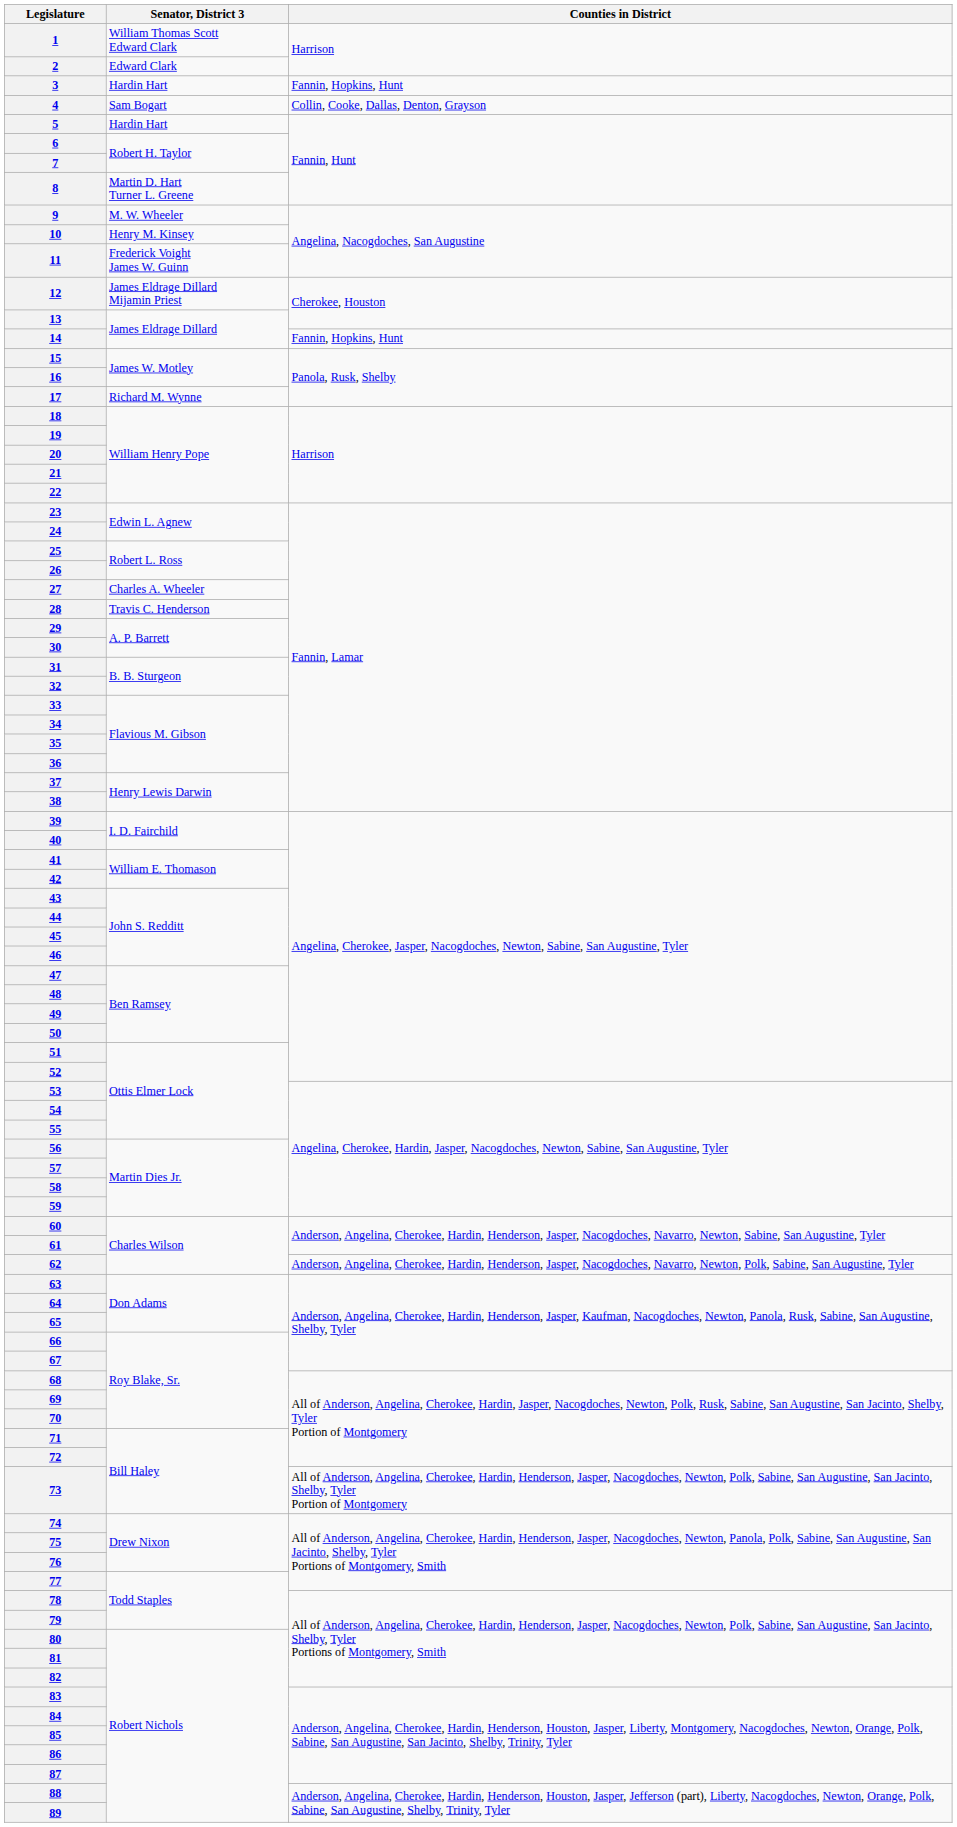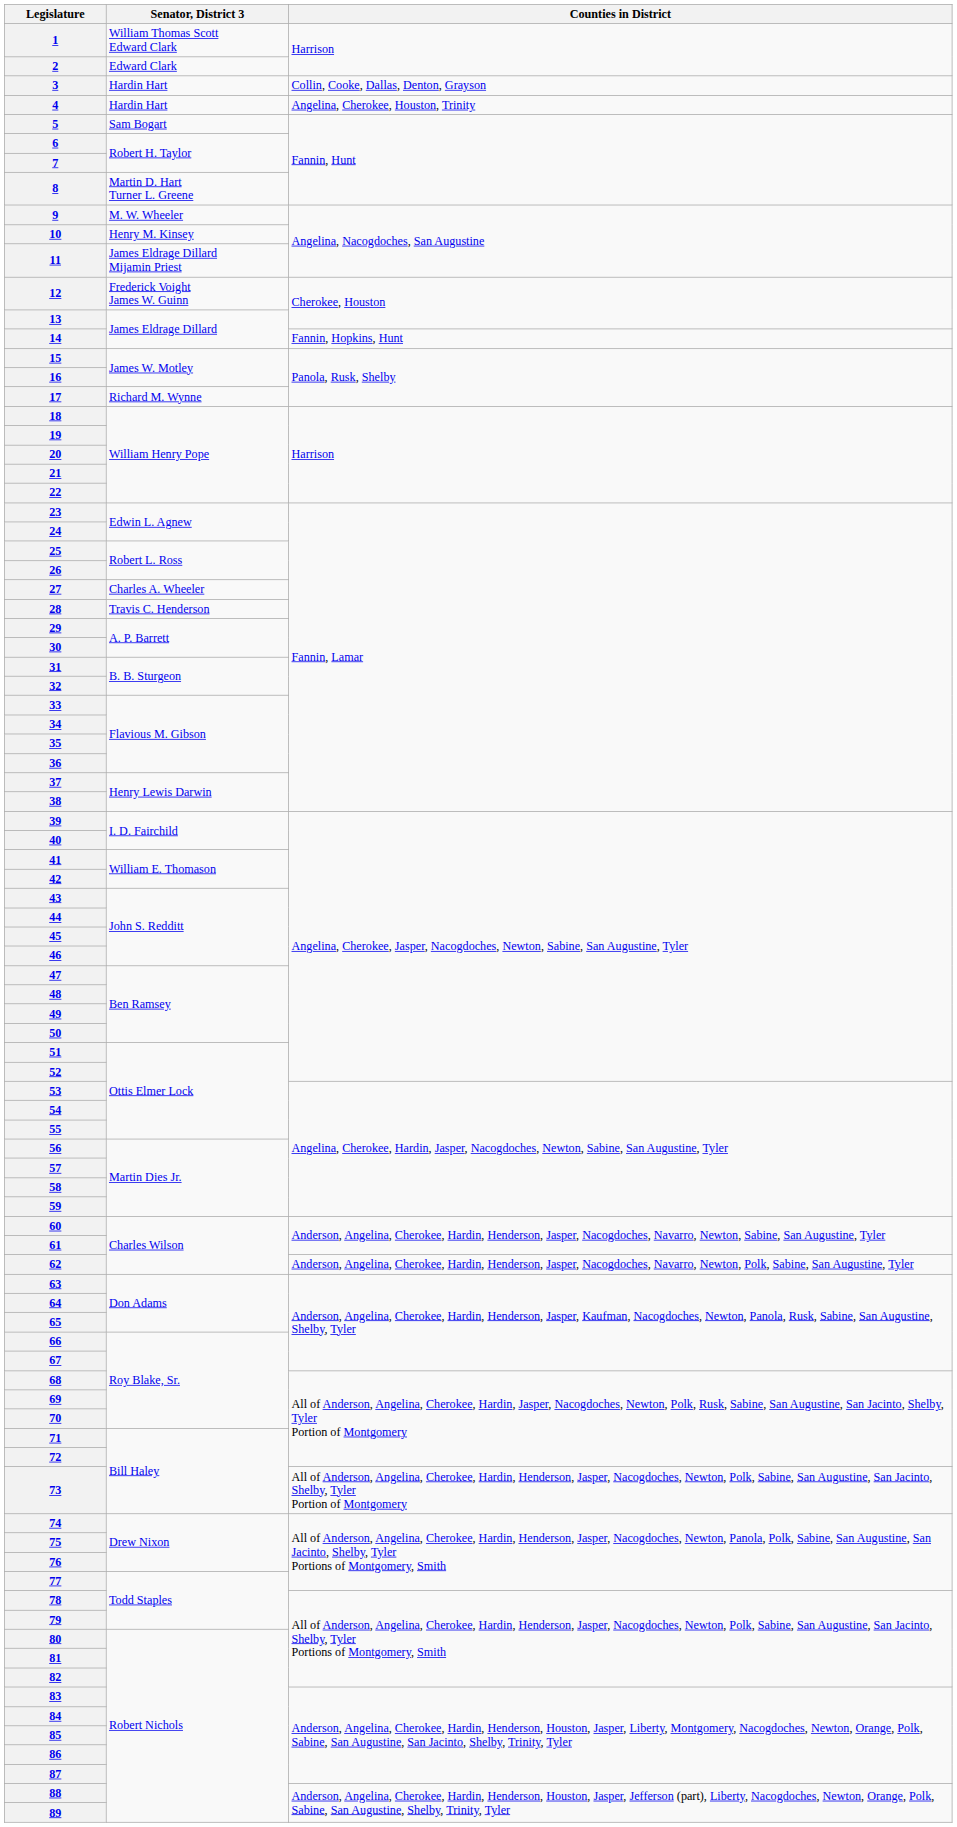(347, 85) Fannin, Hopkins, Hunt -> (389, 85) Collin, Cooke, Dallas, Denton, Grayson
(138, 104) Sam Bogart -> (138, 104) Hardin Hart
(389, 104) Collin, Cooke, Dallas, Denton, Grayson -> (383, 104) Angelina, Cherokee, Houston, Trinity
(138, 124) Hardin Hart -> (138, 124) Sam Bogart
(150, 260) Frederick Voight James W. Guinn -> (163, 260) James Eldrage Dillard Mijamin Priest
(163, 293) James Eldrage Dillard Mijamin Priest -> (150, 293) Frederick Voight James W. Guinn
